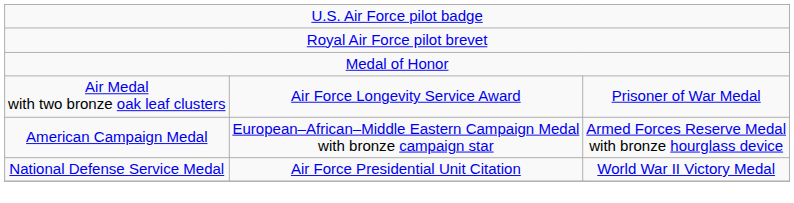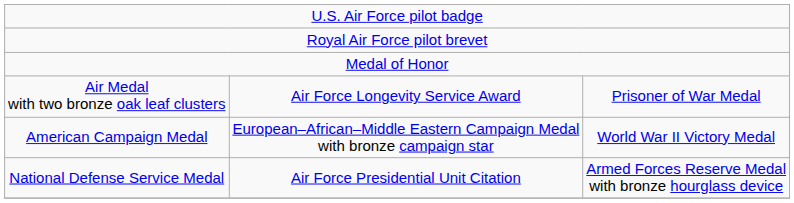(686, 137) Armed Forces Reserve Medal with bronze hourglass device -> (686, 137) World War II Victory Medal
(686, 169) World War II Victory Medal -> (686, 177) Armed Forces Reserve Medal with bronze hourglass device
